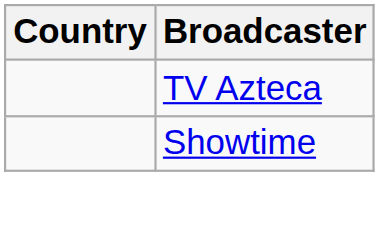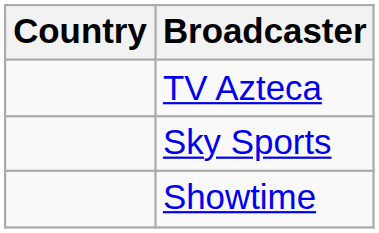+ row: (247, 142)
